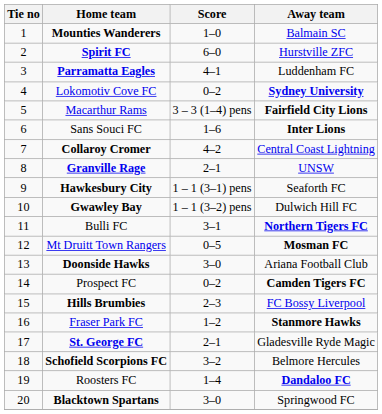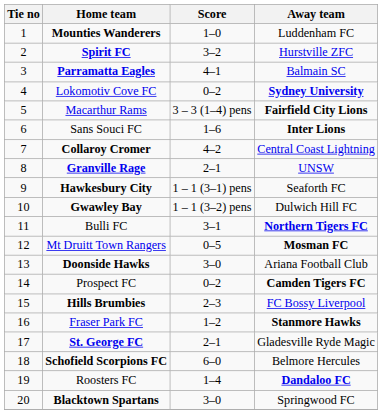(316, 33) Balmain SC -> (316, 33) Luddenham FC
(212, 52) 6–0 -> (212, 52) 3–2
(316, 71) Luddenham FC -> (316, 71) Balmain SC
(212, 361) 3–2 -> (212, 361) 6–0
